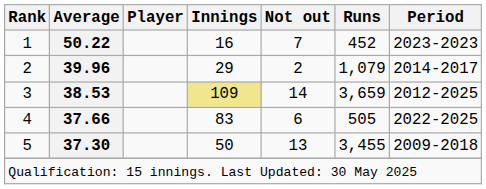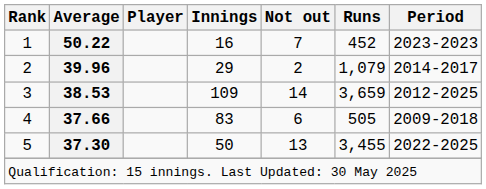(224, 94) khaki background -> (224, 94) no background
(436, 120) 2022-2025 -> (436, 120) 2009-2018
(436, 146) 2009-2018 -> (436, 146) 2022-2025
